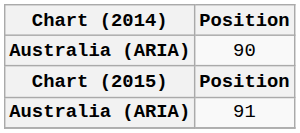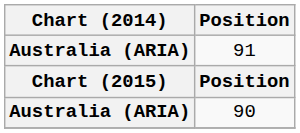rows swapped: (244, 112) <-> (244, 51)
